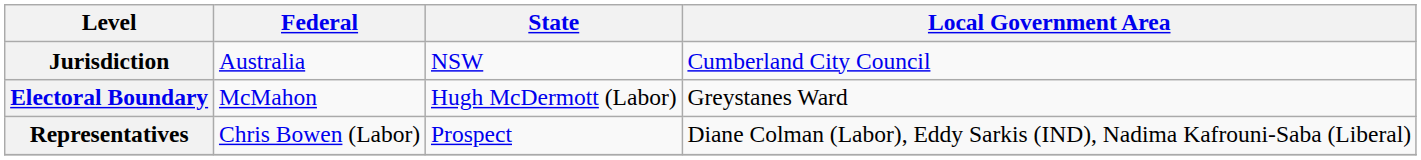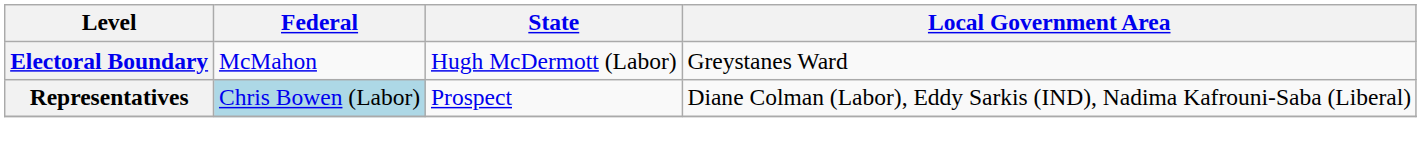- row: (109, 60)
(320, 135) no background -> (320, 97) lightblue background
